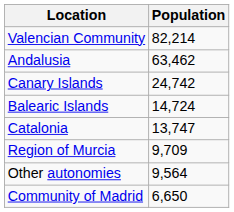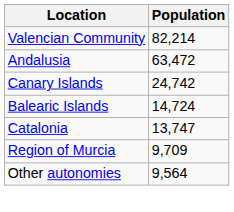(174, 60) 63,462 -> (174, 60) 63,472
- row: (75, 196)
